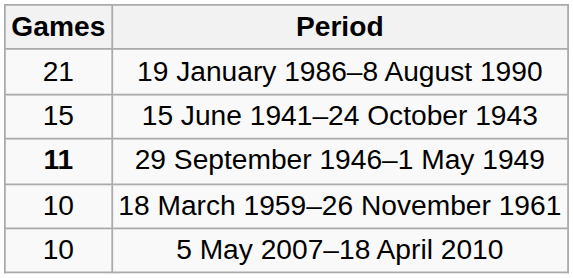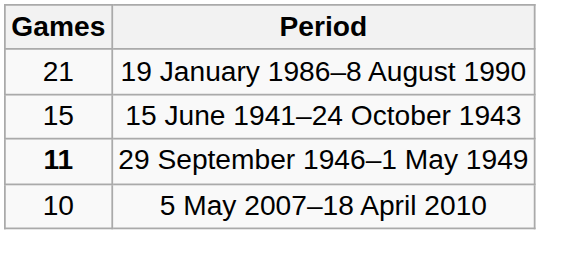- row: (340, 205)
